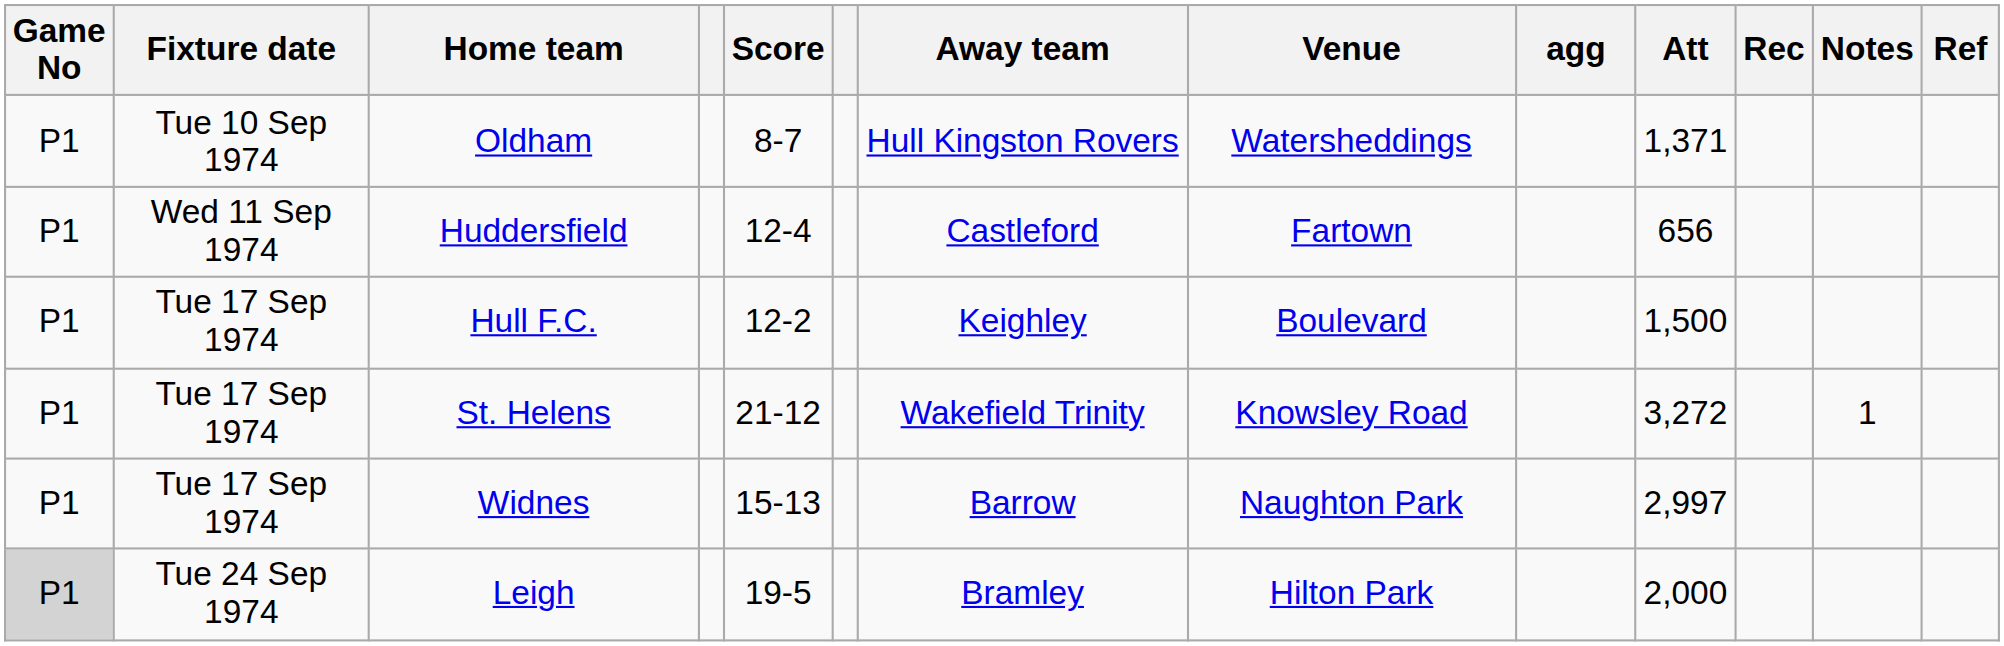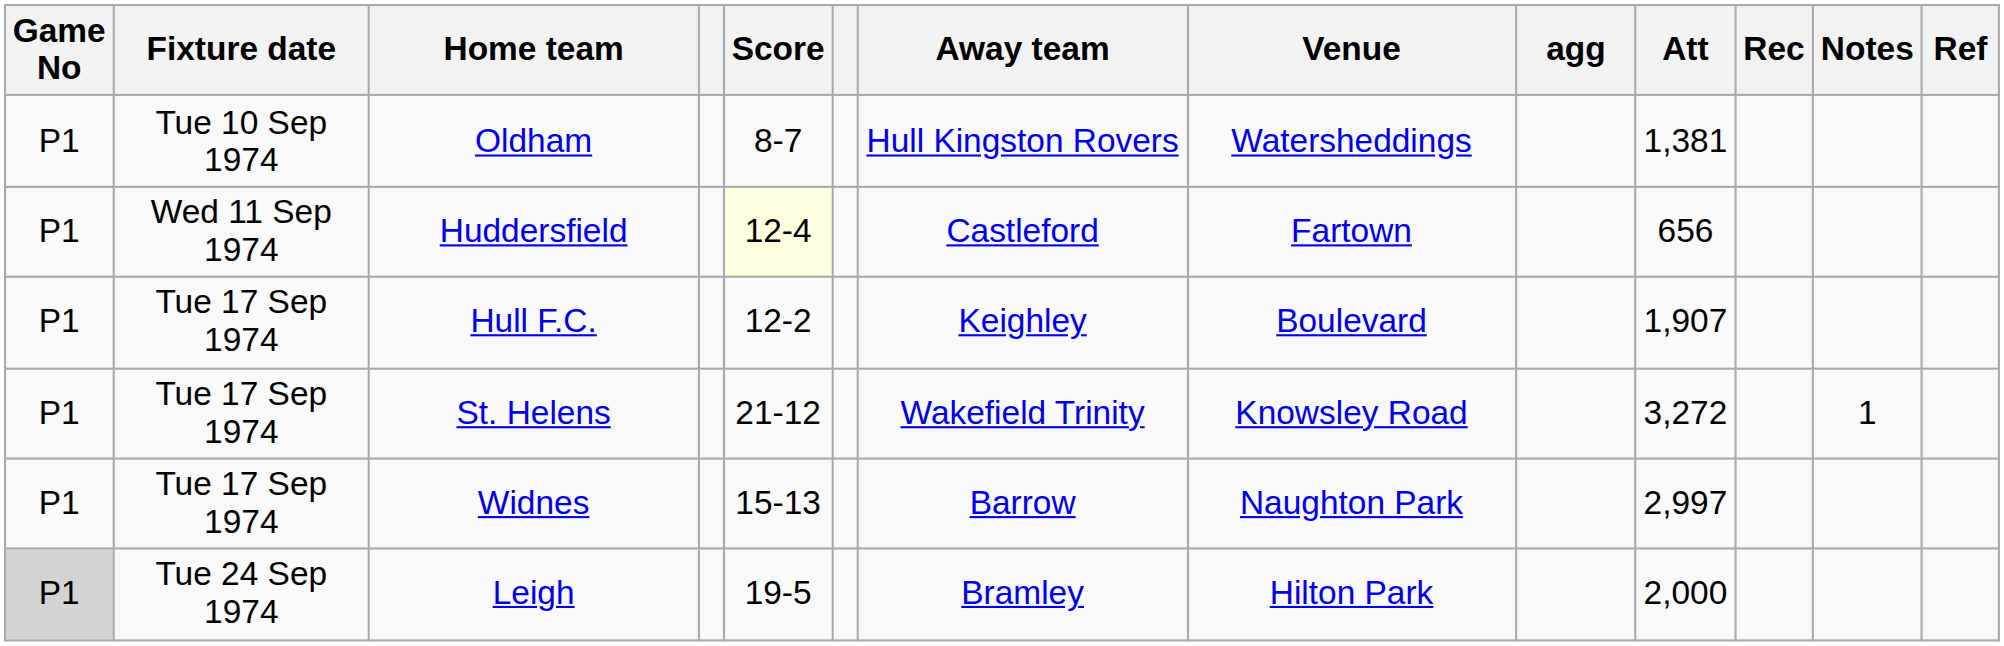(1685, 140) 1,371 -> (1685, 140) 1,381
(778, 231) no background -> (778, 231) lightyellow background
(1685, 321) 1,500 -> (1685, 321) 1,907
